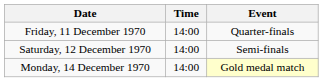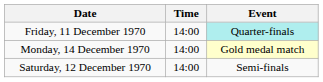(262, 31) no background -> (262, 31) paleturquoise background
rows swapped: (85, 49) <-> (85, 67)
